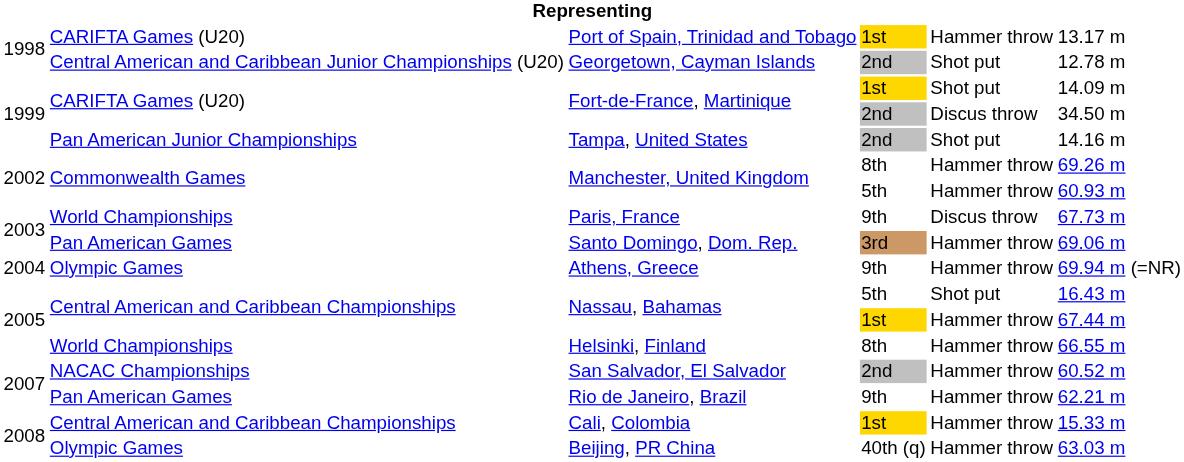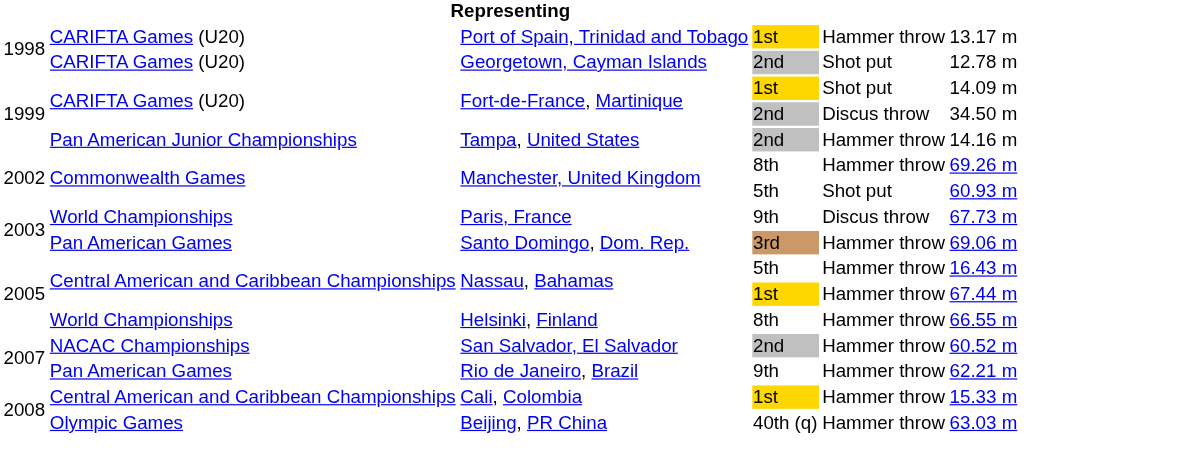(307, 62) Central American and Caribbean Junior Championships (U20) -> (147, 62) CARIFTA Games (U20)
(965, 139) Shot put -> (884, 139) Hammer throw
(992, 191) Hammer throw -> (857, 191) Shot put
- row: (634, 268)
(965, 294) Shot put -> (884, 268) Hammer throw
